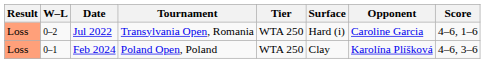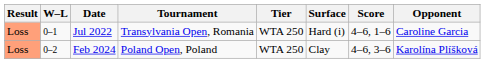columns swapped: (392, 13) <-> (458, 13)
(50, 32) 0–2 -> (50, 32) 0–1
(50, 50) 0–1 -> (50, 50) 0–2
